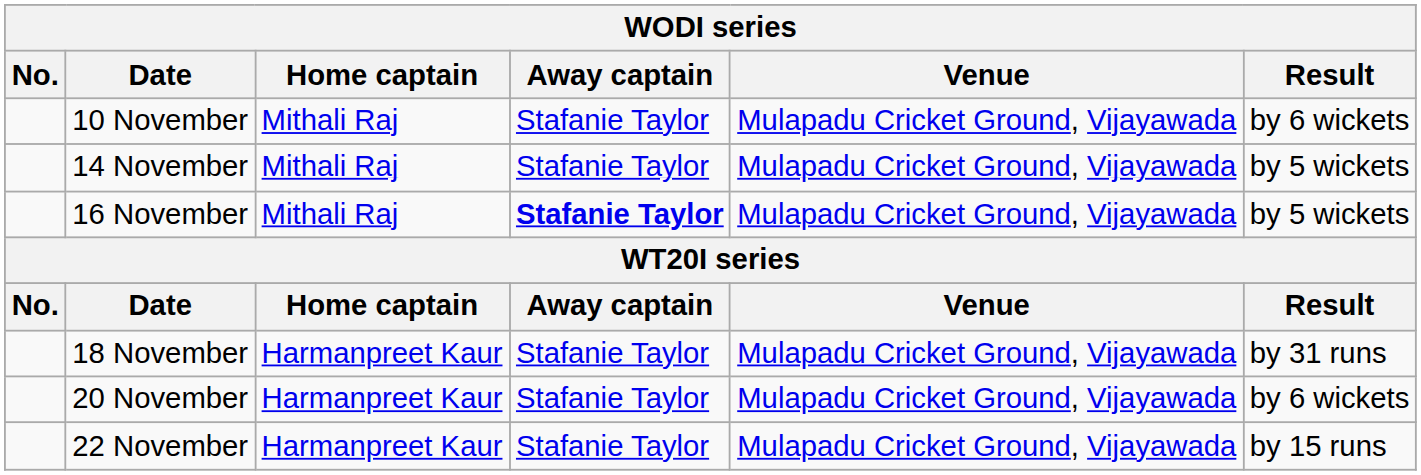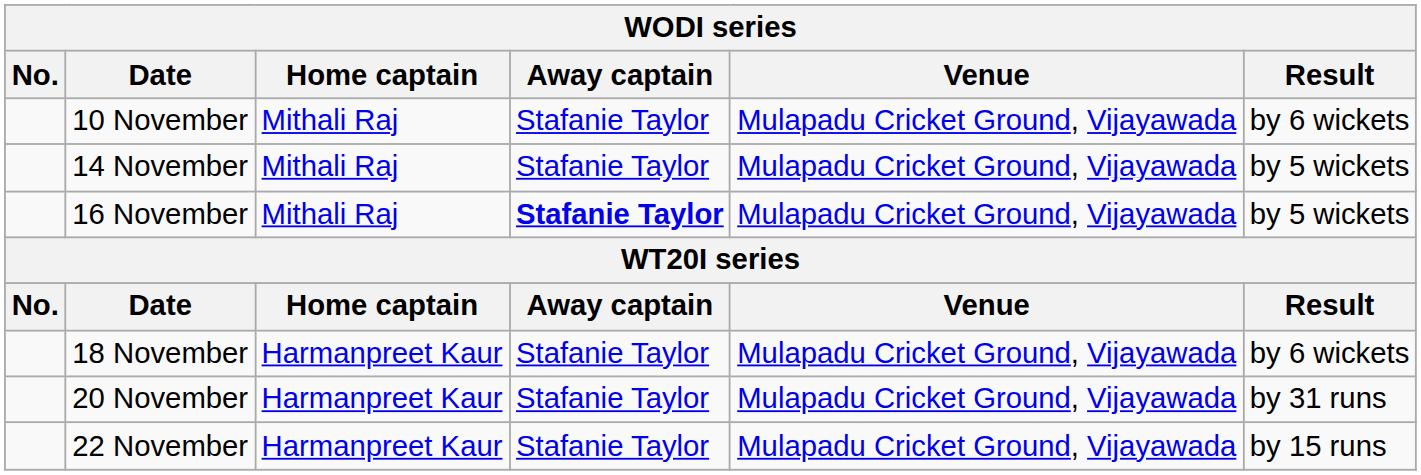(1318, 352) by 31 runs -> (1330, 352) by 6 wickets
(1330, 399) by 6 wickets -> (1318, 399) by 31 runs
